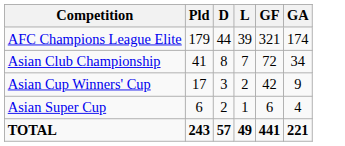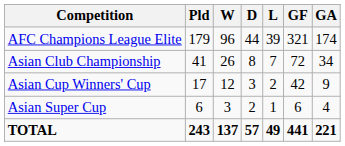+ column: (227, 15)
